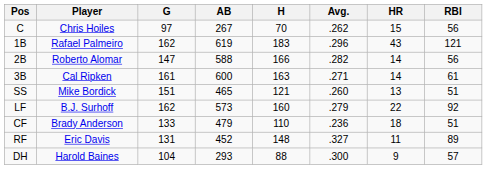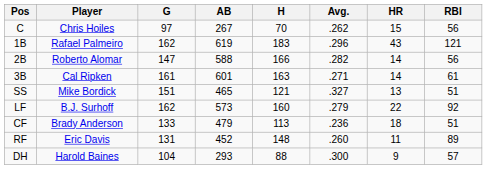(224, 76) 600 -> (224, 76) 601
(338, 92) .260 -> (338, 92) .327
(281, 124) 110 -> (281, 124) 113
(338, 140) .327 -> (338, 140) .260
